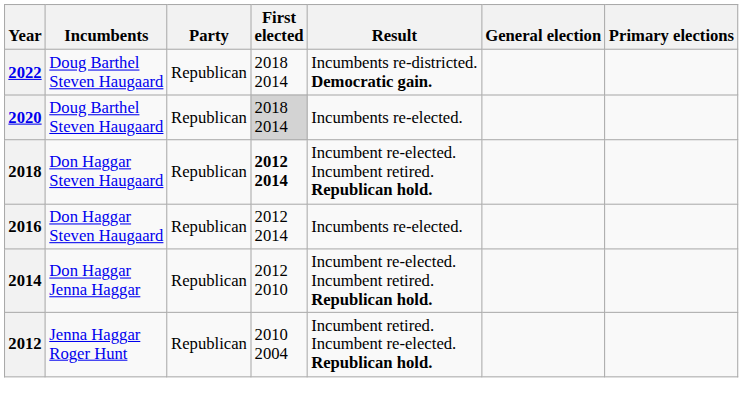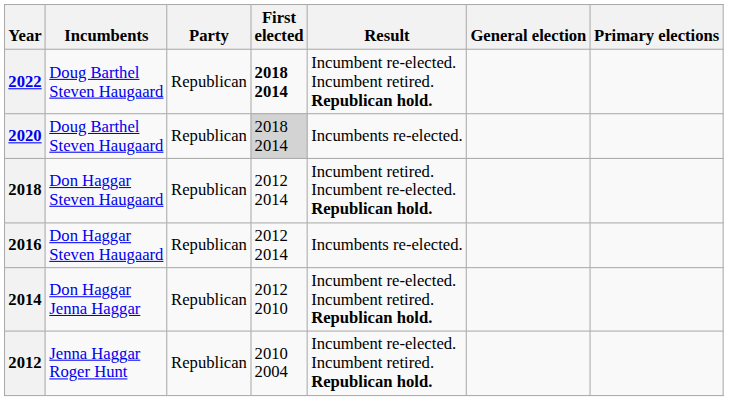(271, 72) normal -> (271, 81) bold
(394, 72) Incumbents re-districted. Democratic gain. -> (384, 81) Incumbent re-elected. Incumbent retired. Republican hold.
(271, 171) bold -> (271, 190) normal
(384, 171) Incumbent re-elected. Incumbent retired. Republican hold. -> (384, 190) Incumbent retired. Incumbent re-elected. Republican hold.
(384, 344) Incumbent retired. Incumbent re-elected. Republican hold. -> (384, 363) Incumbent re-elected. Incumbent retired. Republican hold.
